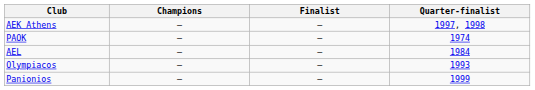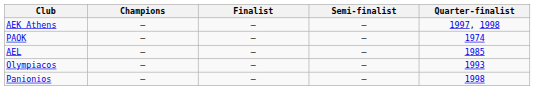+ column: (364, 11)
(460, 52) 1984 -> (475, 52) 1985
(460, 79) 1999 -> (475, 79) 1998
